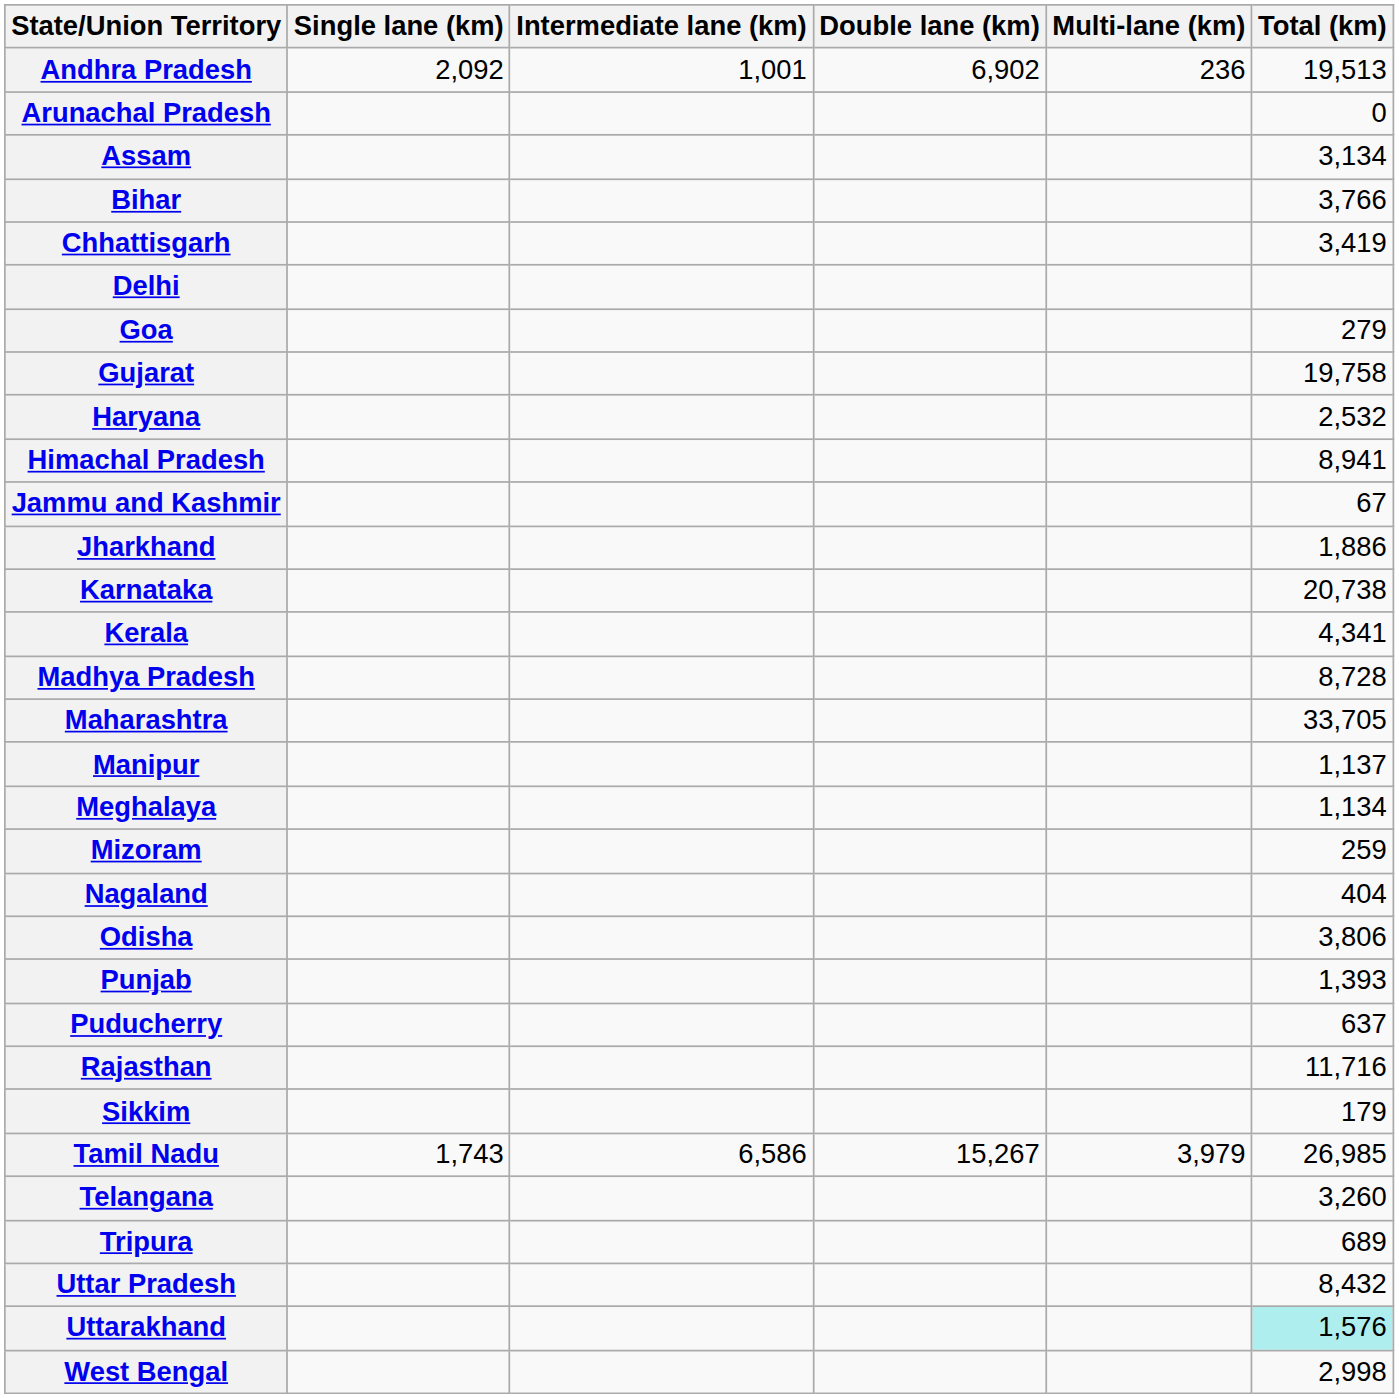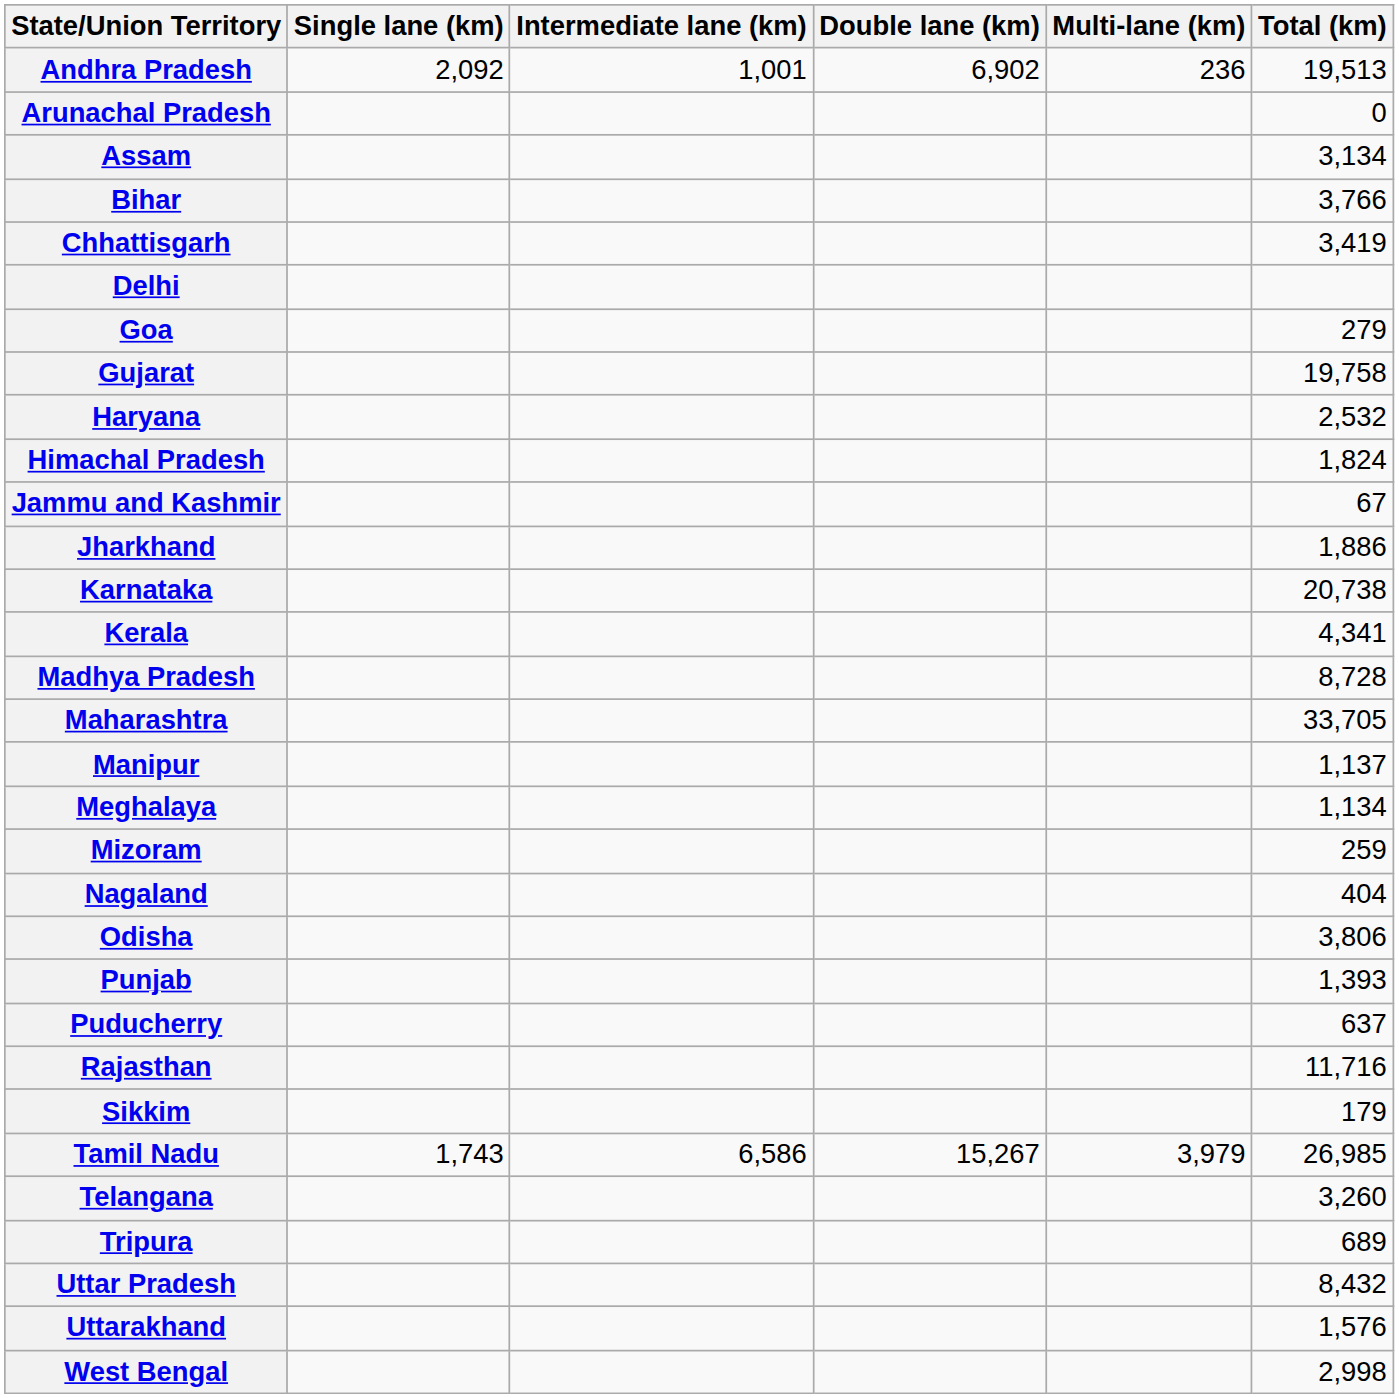(1352, 460) 8,941 -> (1352, 460) 1,824
(1352, 1327) paleturquoise background -> (1352, 1327) no background
